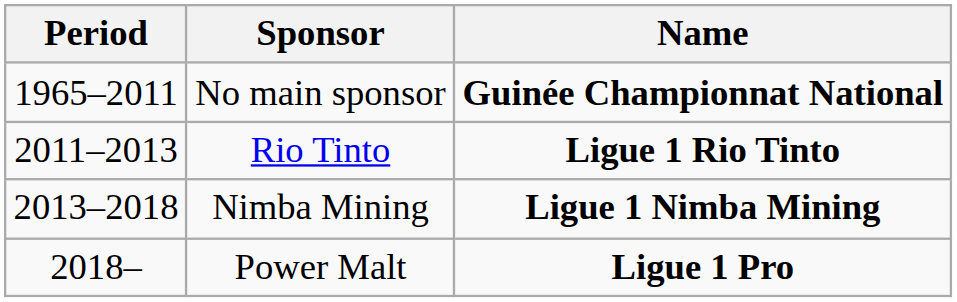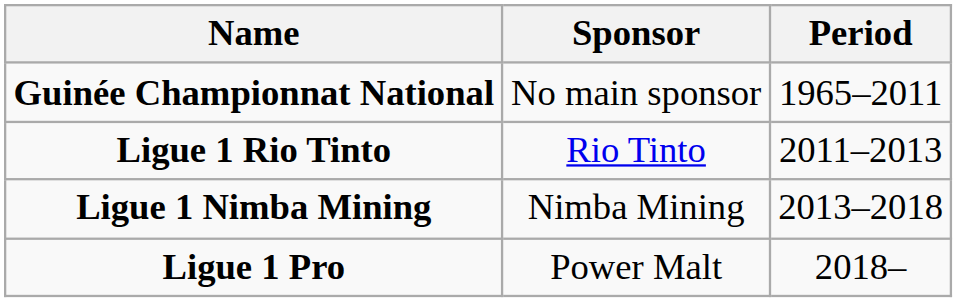columns swapped: (96, 33) <-> (703, 33)
